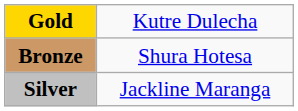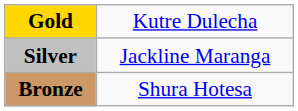rows swapped: (50, 88) <-> (50, 55)
